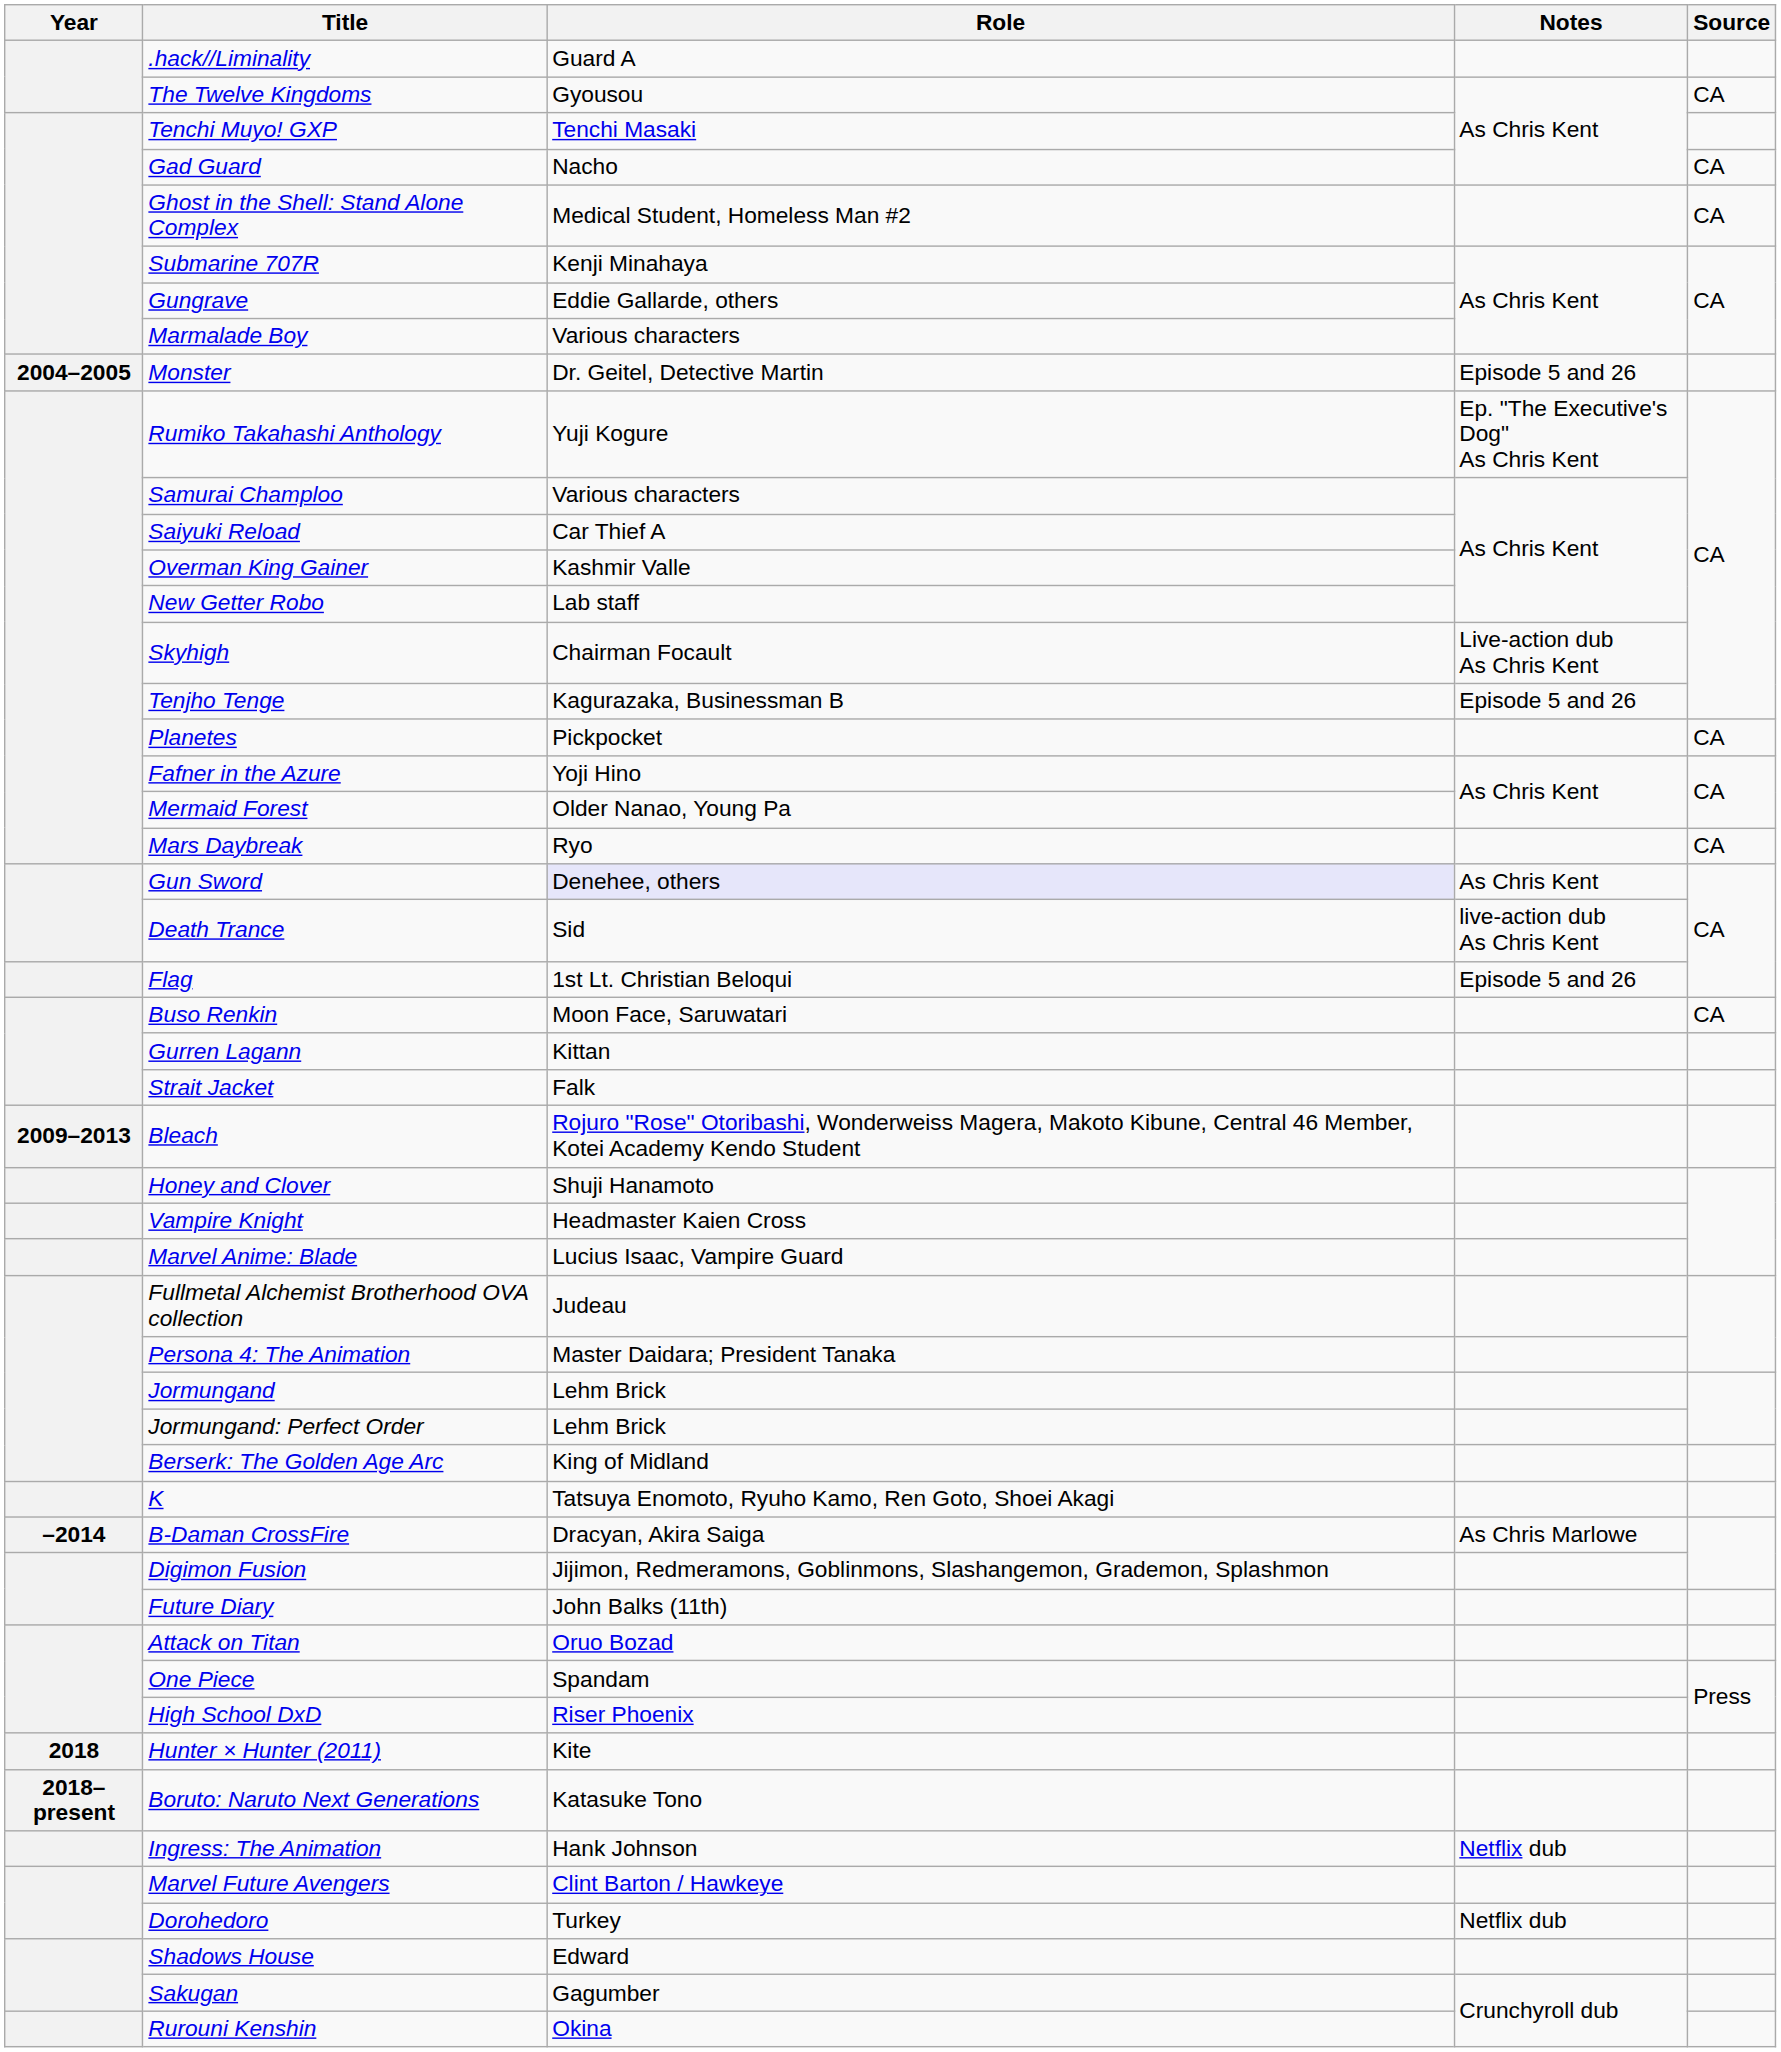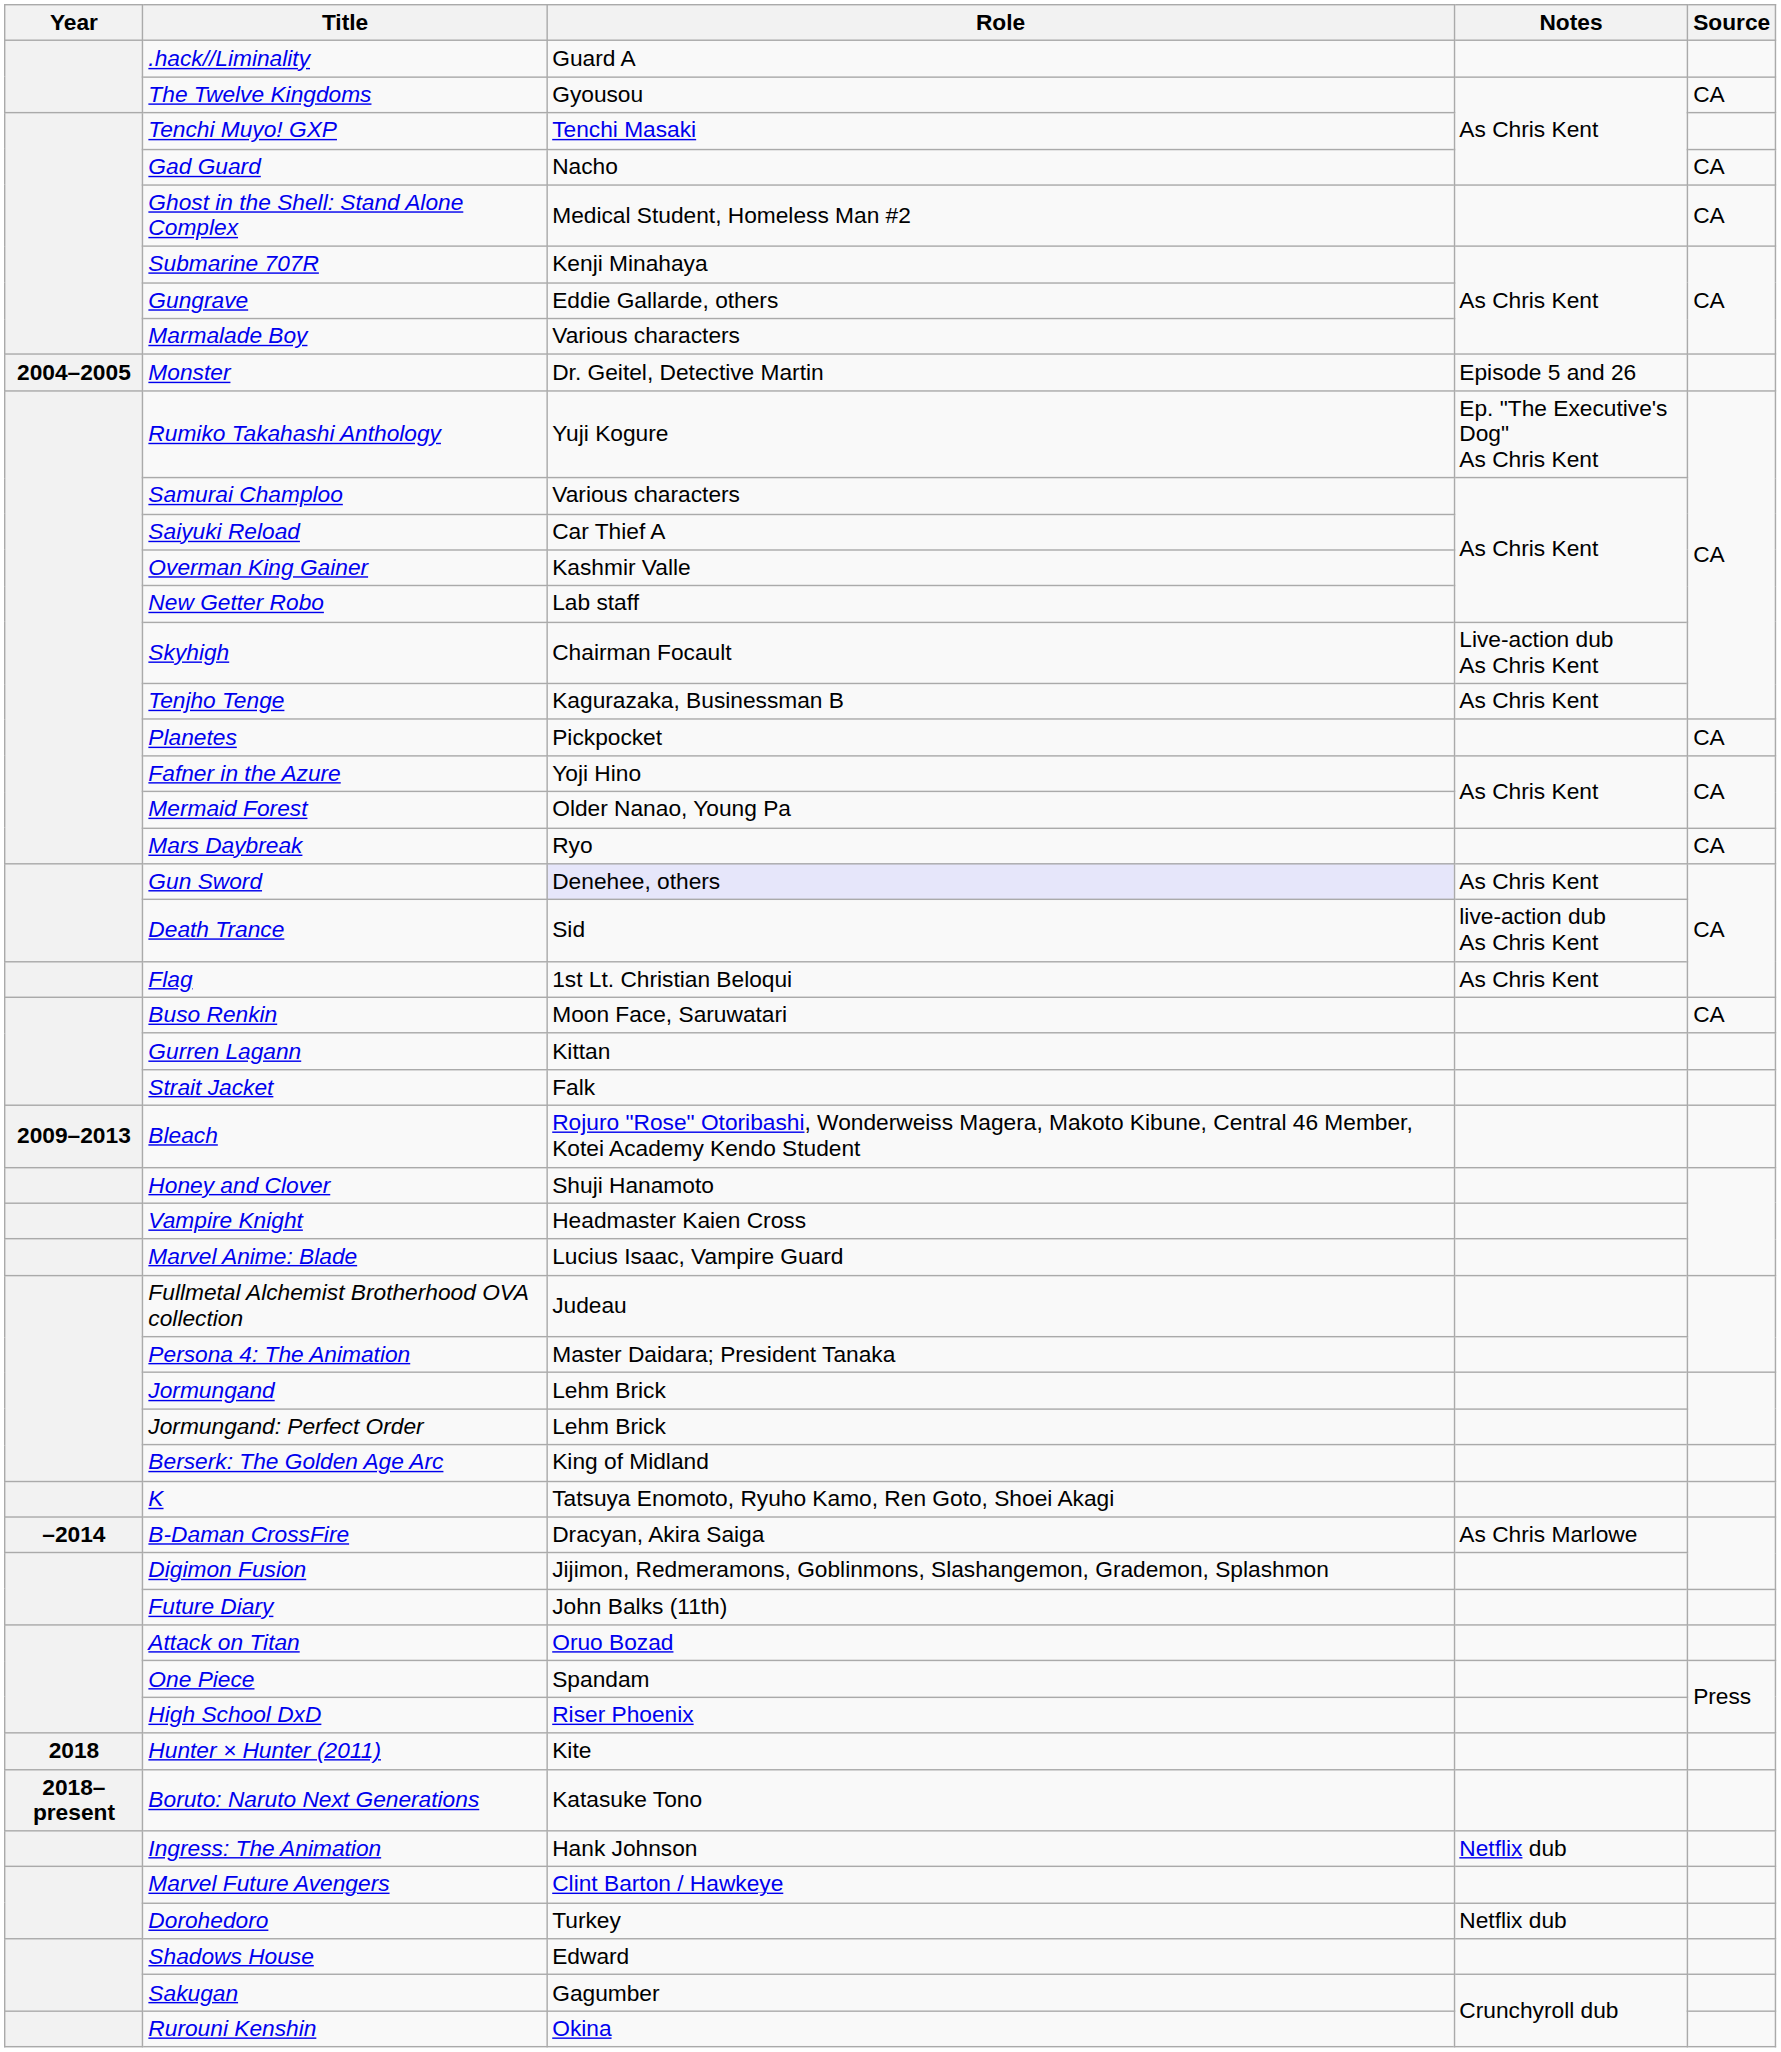(1548, 701) Episode 5 and 26 -> (1529, 701) As Chris Kent
(1548, 979) Episode 5 and 26 -> (1529, 979) As Chris Kent
